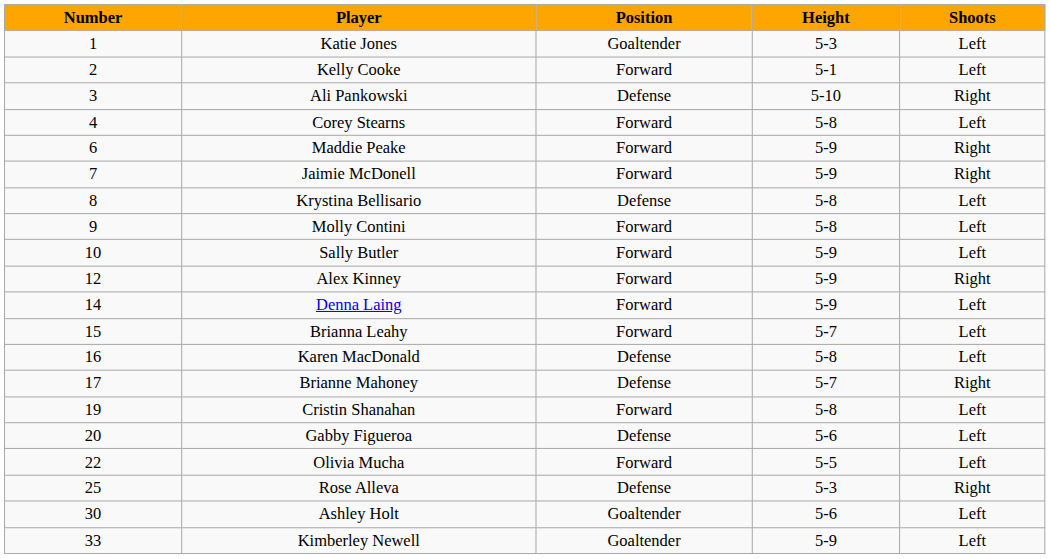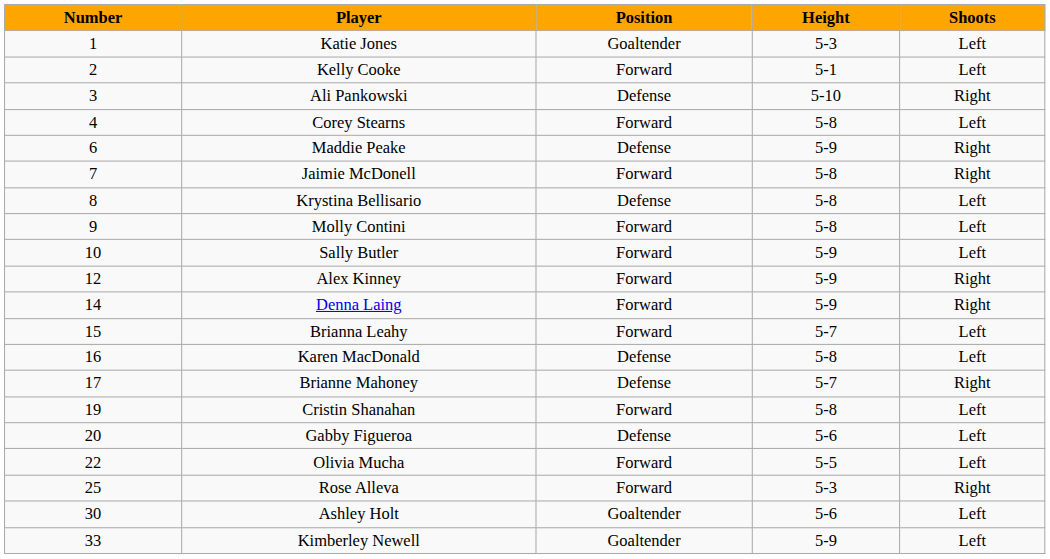(644, 148) Forward -> (644, 148) Defense
(826, 174) 5-9 -> (826, 174) 5-8
(972, 305) Left -> (972, 305) Right
(644, 488) Defense -> (644, 488) Forward
